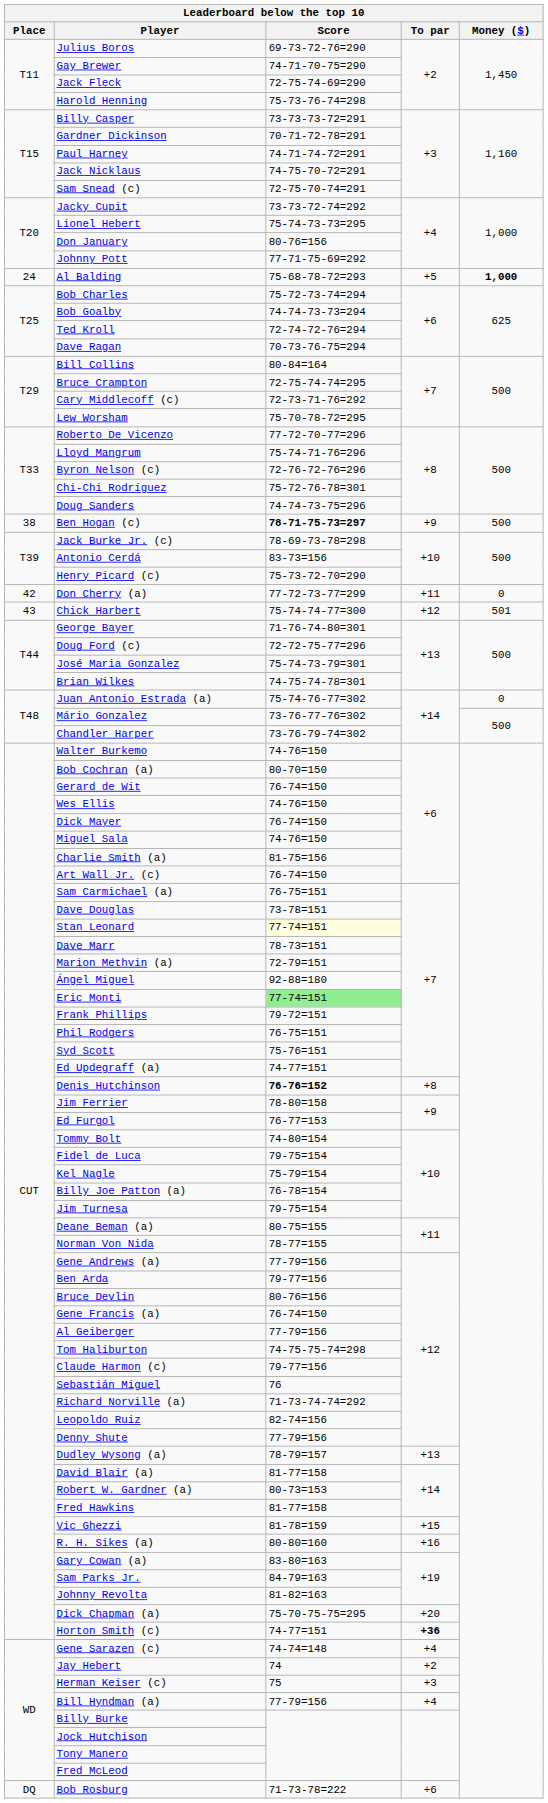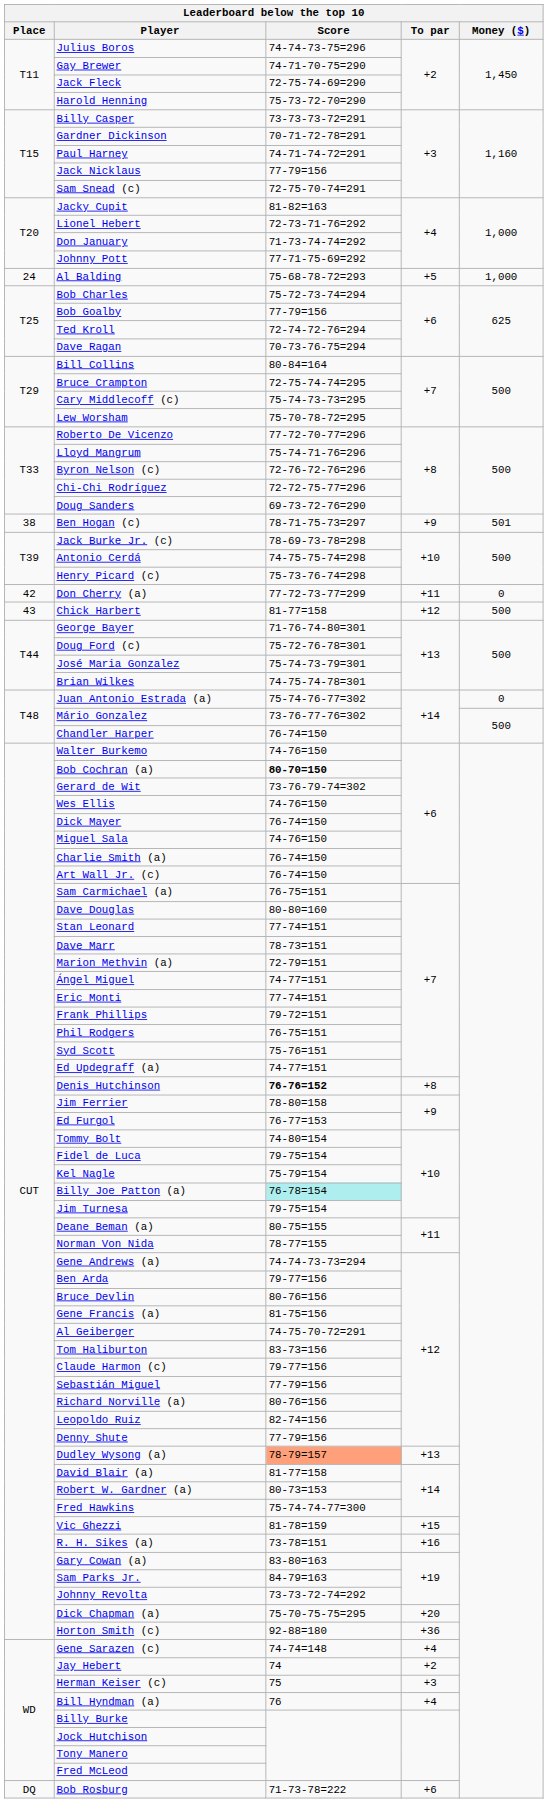(317, 48) 69-73-72-76=290 -> (317, 48) 74-74-73-75=296
(317, 101) 75-73-76-74=298 -> (317, 101) 75-73-72-70=290
(317, 171) 74-75-70-72=291 -> (298, 171) 77-79=156
(317, 207) 73-73-72-74=292 -> (298, 207) 81-82=163
(317, 224) 75-74-73-73=295 -> (317, 224) 72-73-71-76=292
(298, 242) 80-76=156 -> (317, 242) 71-73-74-74=292
(501, 277) bold -> (501, 277) normal
(317, 312) 74-74-73-73=294 -> (298, 312) 77-79=156
(317, 400) 72-73-71-76=292 -> (317, 400) 75-74-73-73=295
(317, 488) 75-72-76-78=301 -> (317, 488) 72-72-75-77=296
(317, 506) 74-74-73-75=296 -> (317, 506) 69-73-72-76=290
(317, 523) bold -> (317, 523) normal
(501, 523) 500 -> (501, 523) 501
(298, 558) 83-73=156 -> (317, 558) 74-75-75-74=298
(317, 576) 75-73-72-70=290 -> (317, 576) 75-73-76-74=298
(317, 611) 75-74-74-77=300 -> (298, 611) 81-77=158
(501, 611) 501 -> (501, 611) 500
(317, 646) 72-72-75-77=296 -> (317, 646) 75-72-76-78=301
(317, 734) 73-76-79-74=302 -> (298, 734) 76-74=150
(298, 769) normal -> (298, 769) bold
(298, 787) 76-74=150 -> (317, 787) 73-76-79-74=302
(298, 857) 81-75=156 -> (298, 857) 76-74=150
(298, 910) 73-78=151 -> (298, 910) 80-80=160
(298, 928) lightyellow background -> (298, 928) no background
(298, 980) 92-88=180 -> (298, 980) 74-77=151
(298, 998) lightgreen background -> (298, 998) no background
(298, 1191) no background -> (298, 1191) paleturquoise background
(298, 1262) 77-79=156 -> (317, 1262) 74-74-73-73=294
(298, 1315) 76-74=150 -> (298, 1315) 81-75=156
(298, 1332) 77-79=156 -> (317, 1332) 74-75-70-72=291
(317, 1350) 74-75-75-74=298 -> (298, 1350) 83-73=156
(275, 1385) 76 -> (298, 1385) 77-79=156
(317, 1402) 71-73-74-74=292 -> (298, 1402) 80-76=156
(298, 1455) no background -> (298, 1455) lightsalmon background
(298, 1508) 81-77=158 -> (317, 1508) 75-74-74-77=300
(298, 1543) 80-80=160 -> (298, 1543) 73-78=151
(298, 1596) 81-82=163 -> (317, 1596) 73-73-72-74=292
(298, 1631) 74-77=151 -> (298, 1631) 92-88=180
(430, 1631) bold -> (430, 1631) normal
(298, 1701) 77-79=156 -> (275, 1701) 76
